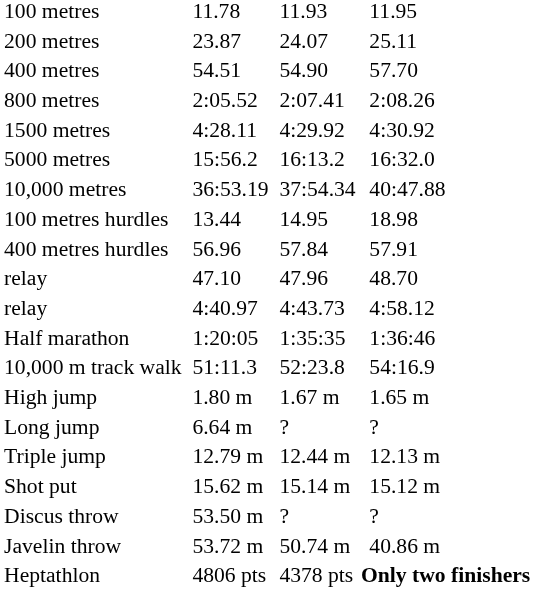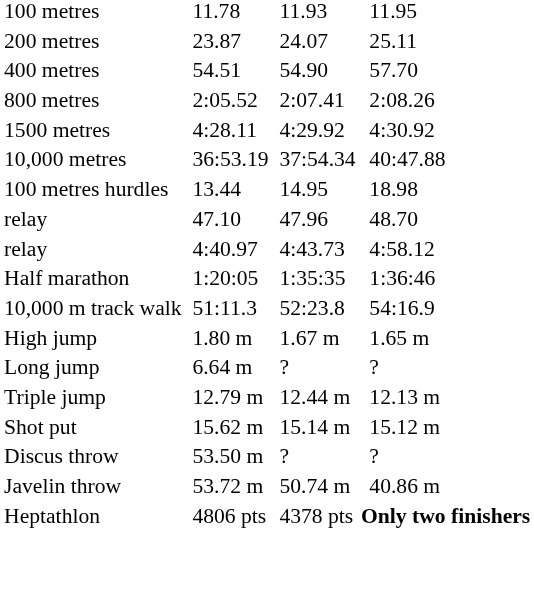- row: (57, 159)
- row: (86, 248)
